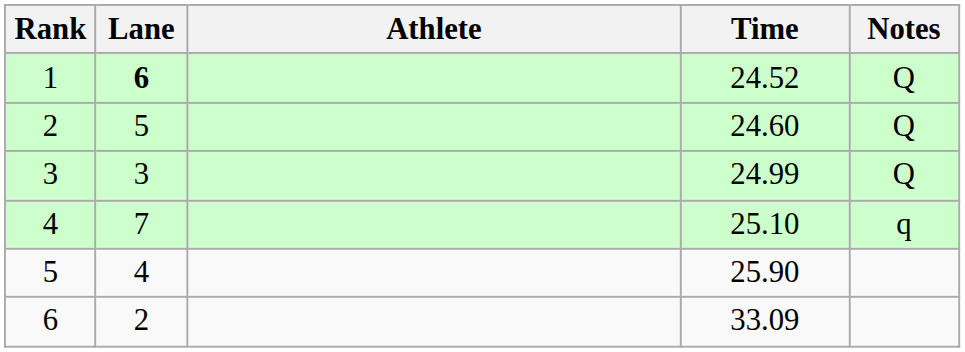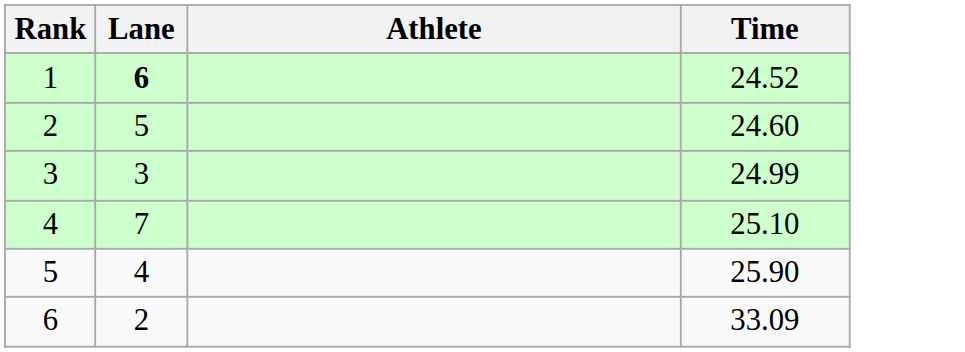- column: (904, 28)
